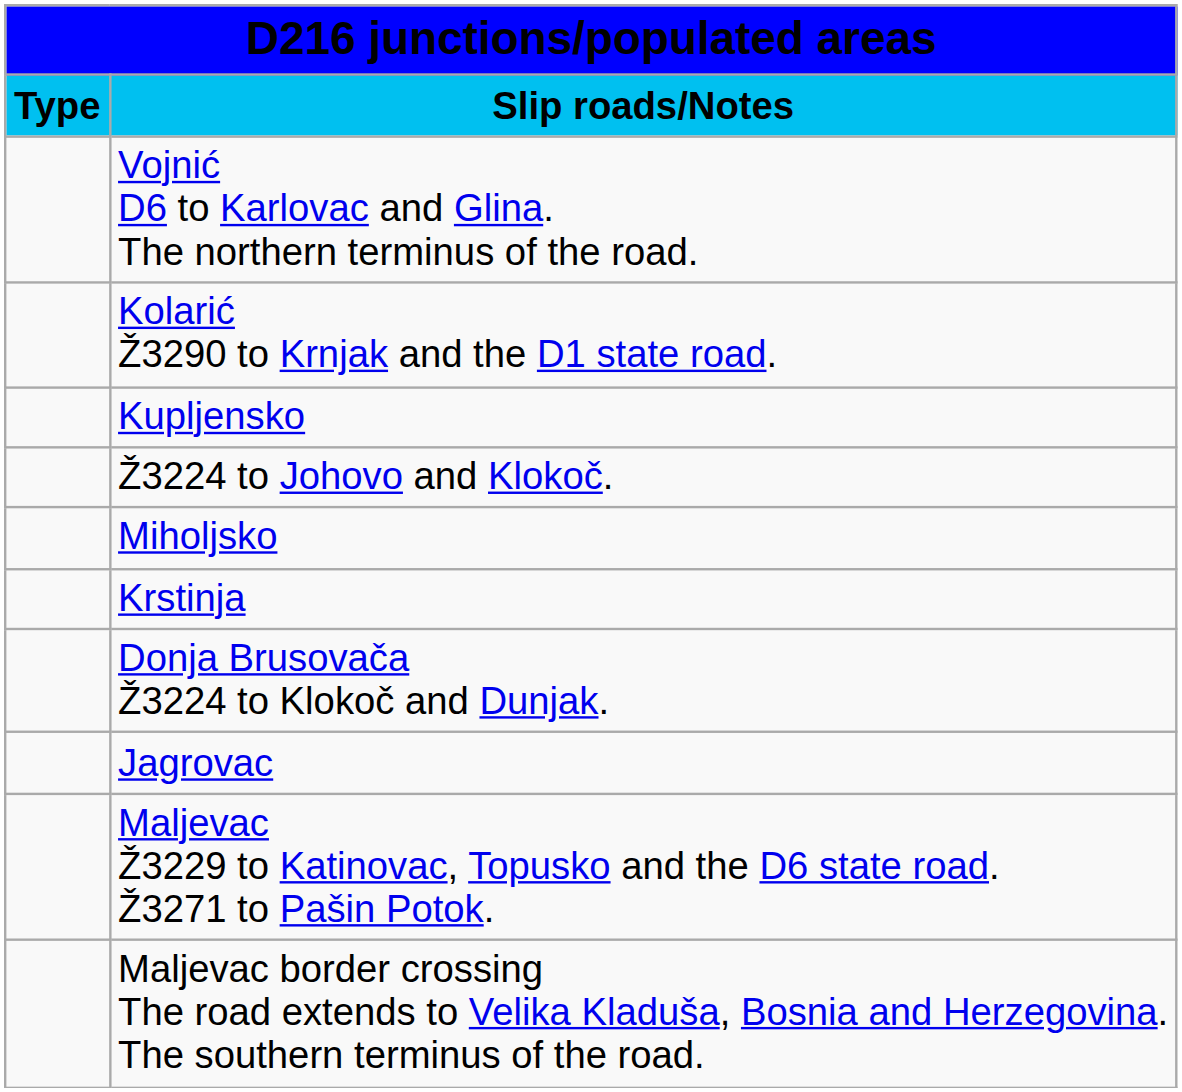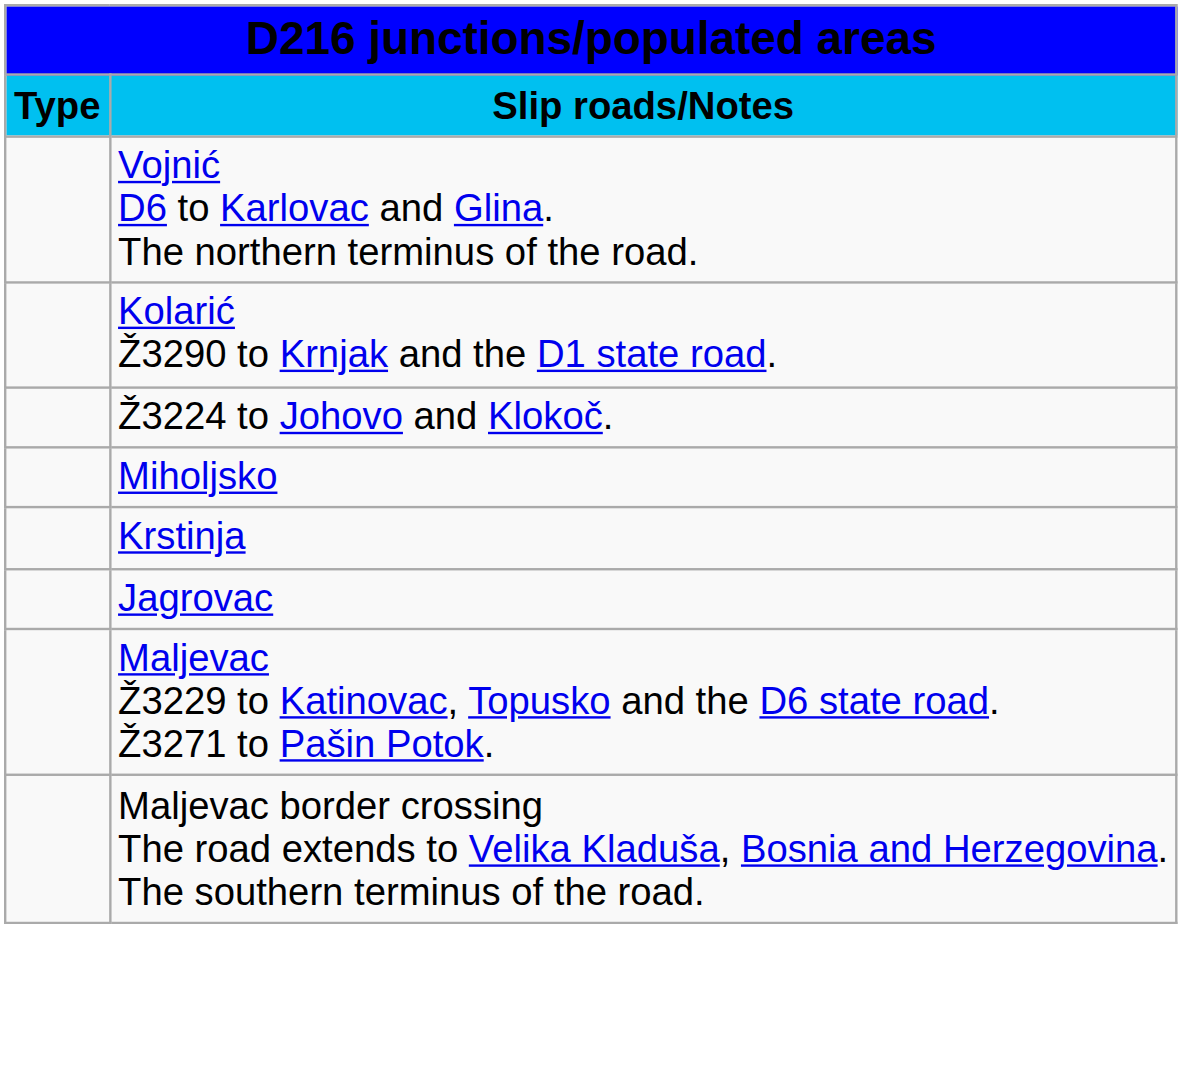- row: (212, 416)
- row: (364, 680)
